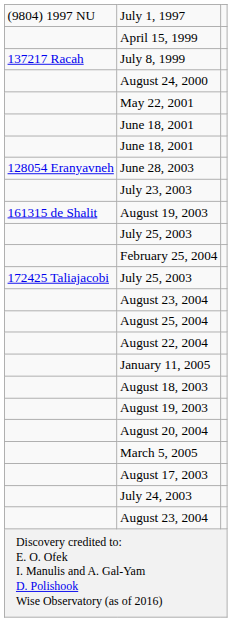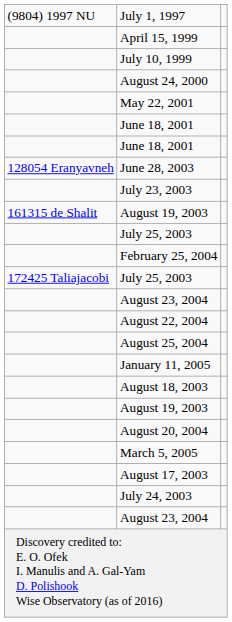+ row: (61, 59)
- row: (46, 59)
rows swapped: (61, 322) <-> (61, 344)
